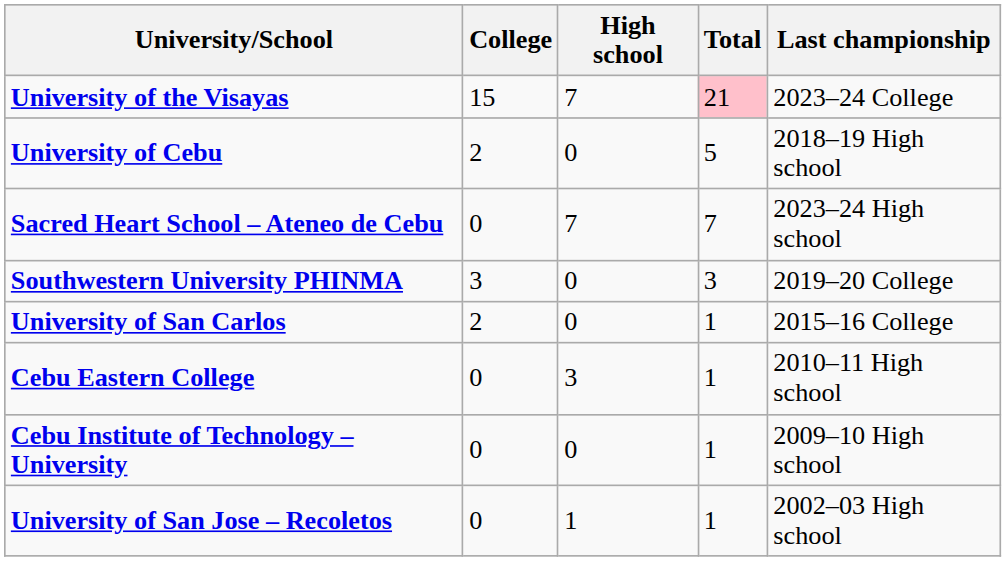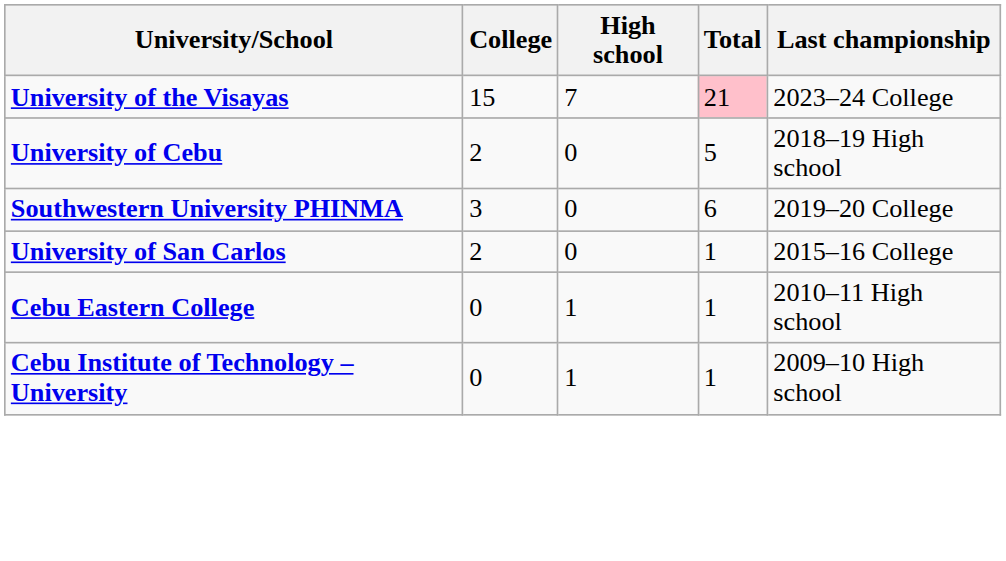- row: (227, 223)
(710, 280) 3 -> (710, 209) 6
(571, 378) 3 -> (571, 307) 1
(571, 449) 0 -> (571, 378) 1
- row: (201, 520)
